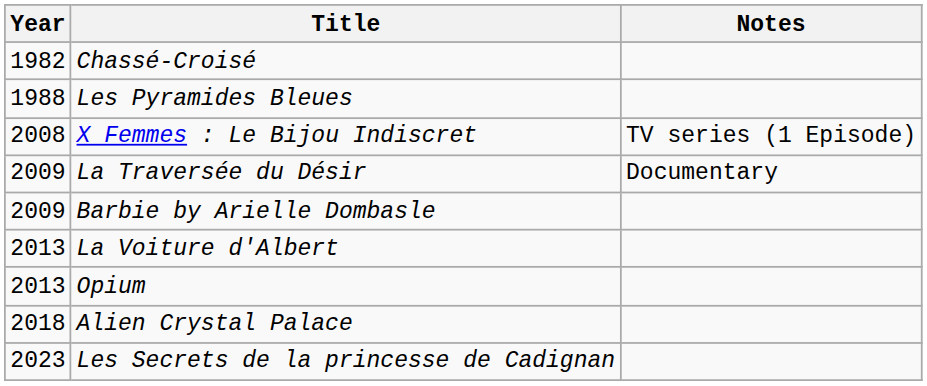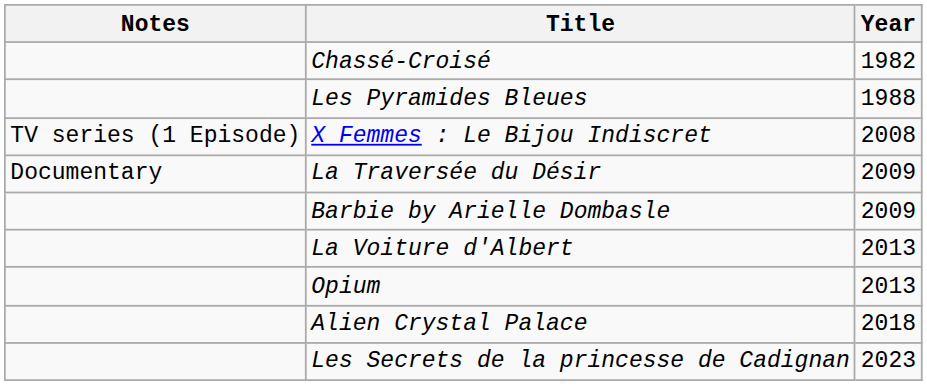columns swapped: (38, 24) <-> (771, 24)
